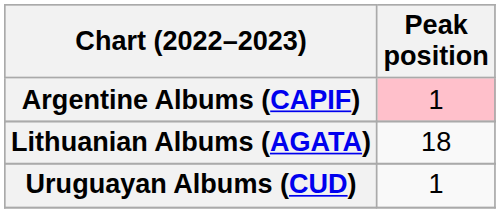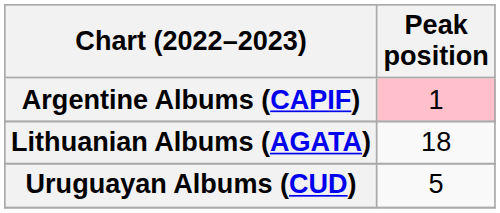(436, 185) 1 -> (436, 185) 5
